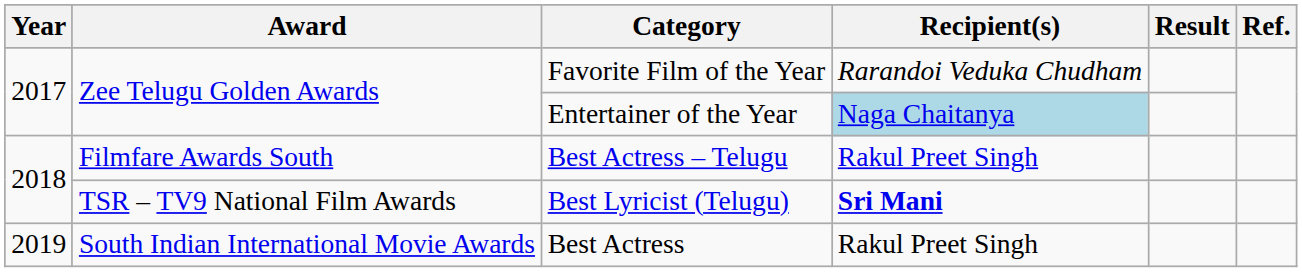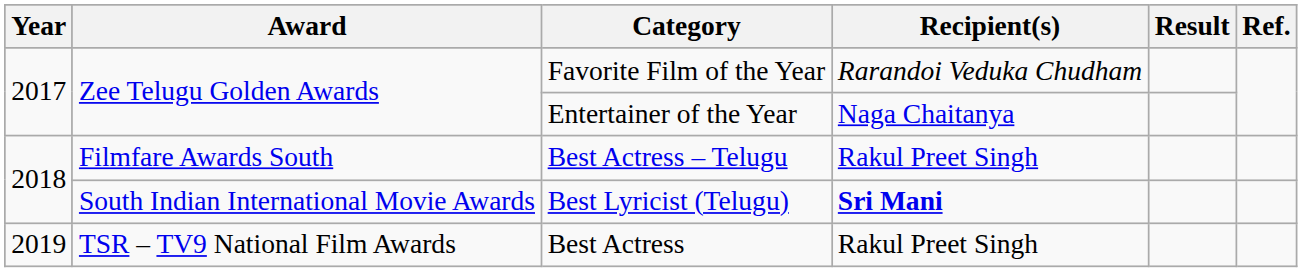(926, 113) lightblue background -> (926, 113) no background
(267, 200) TSR – TV9 National Film Awards -> (307, 200) South Indian International Movie Awards
(307, 244) South Indian International Movie Awards -> (267, 244) TSR – TV9 National Film Awards
